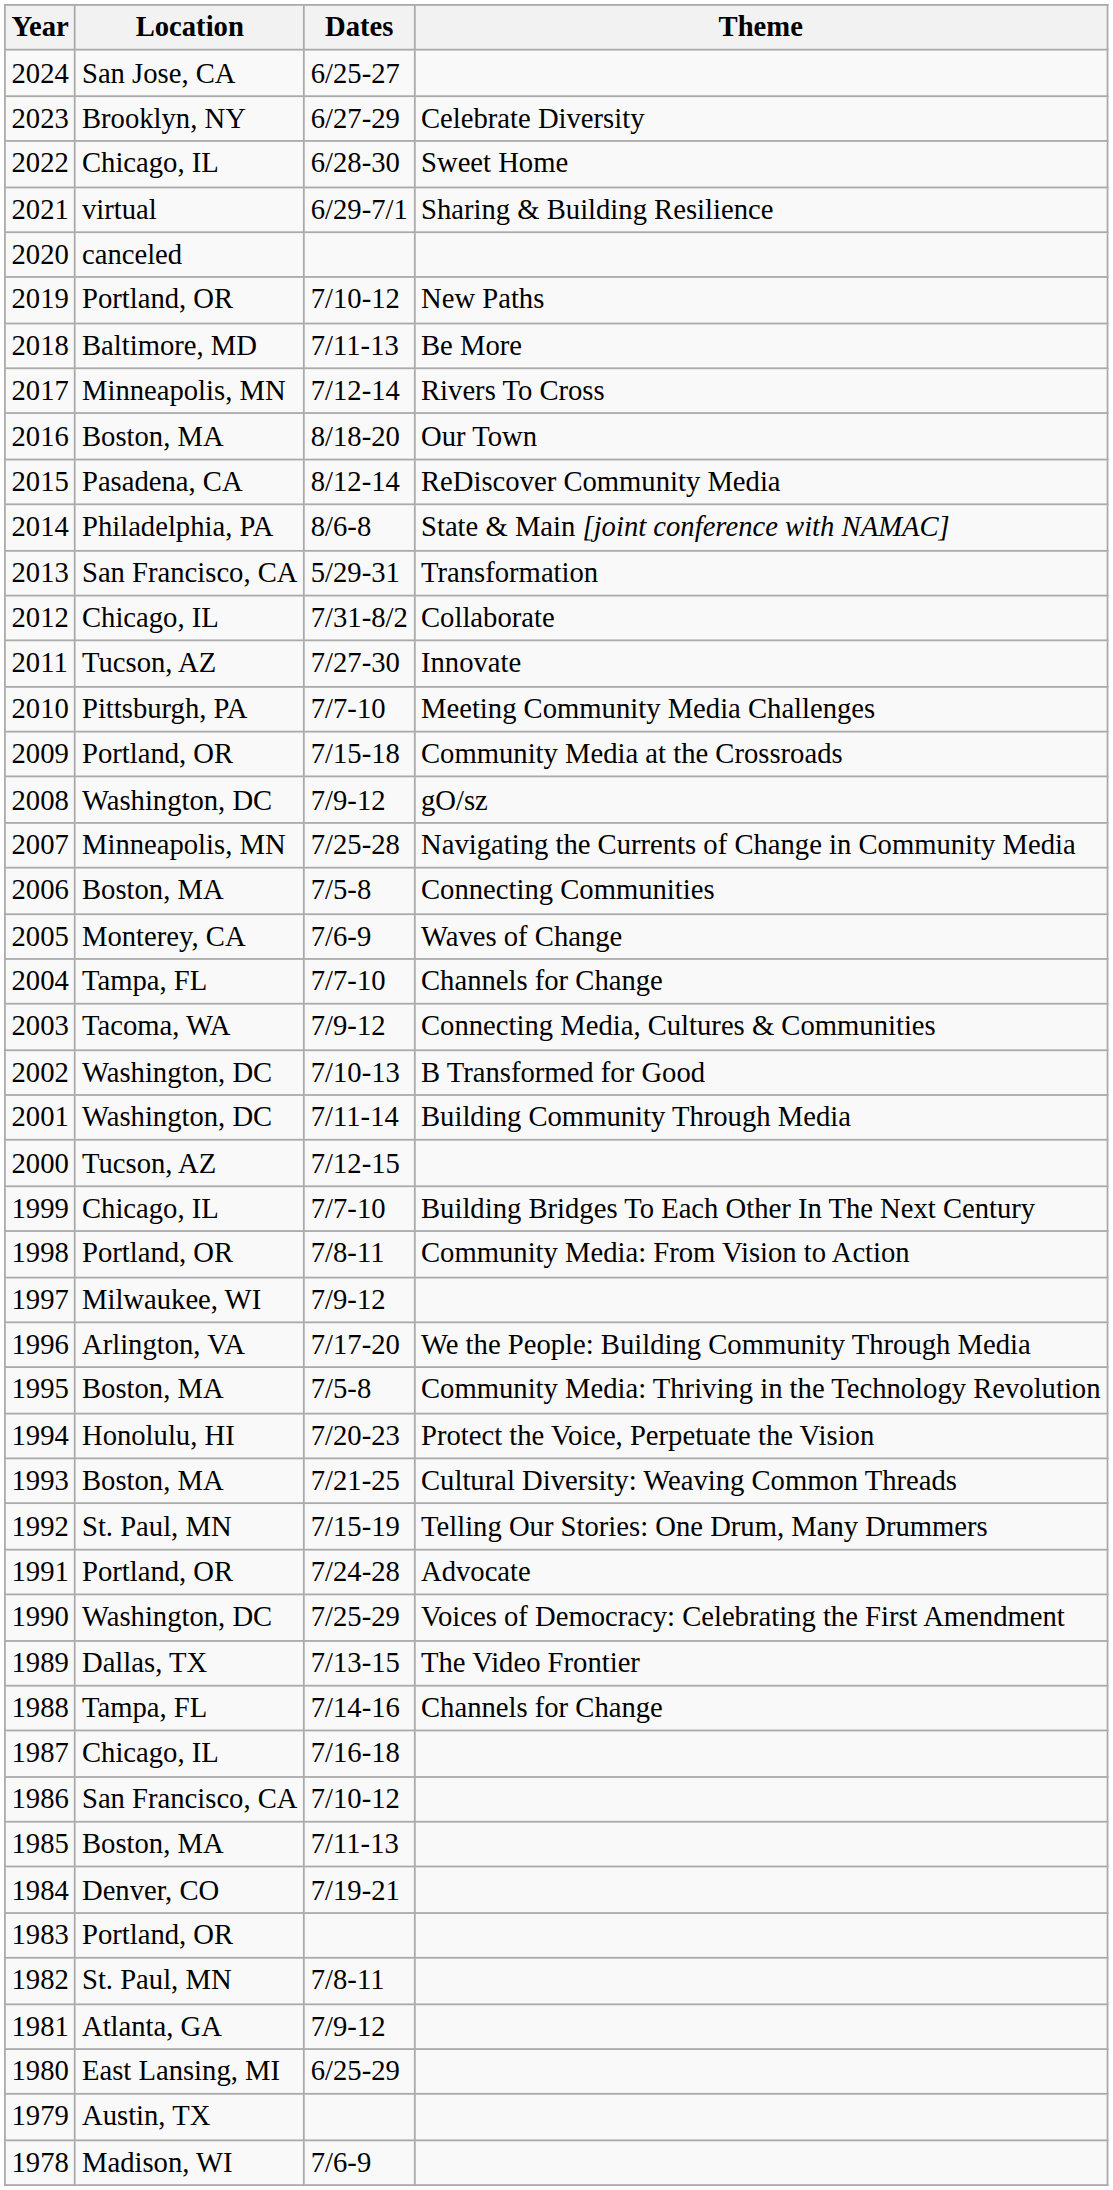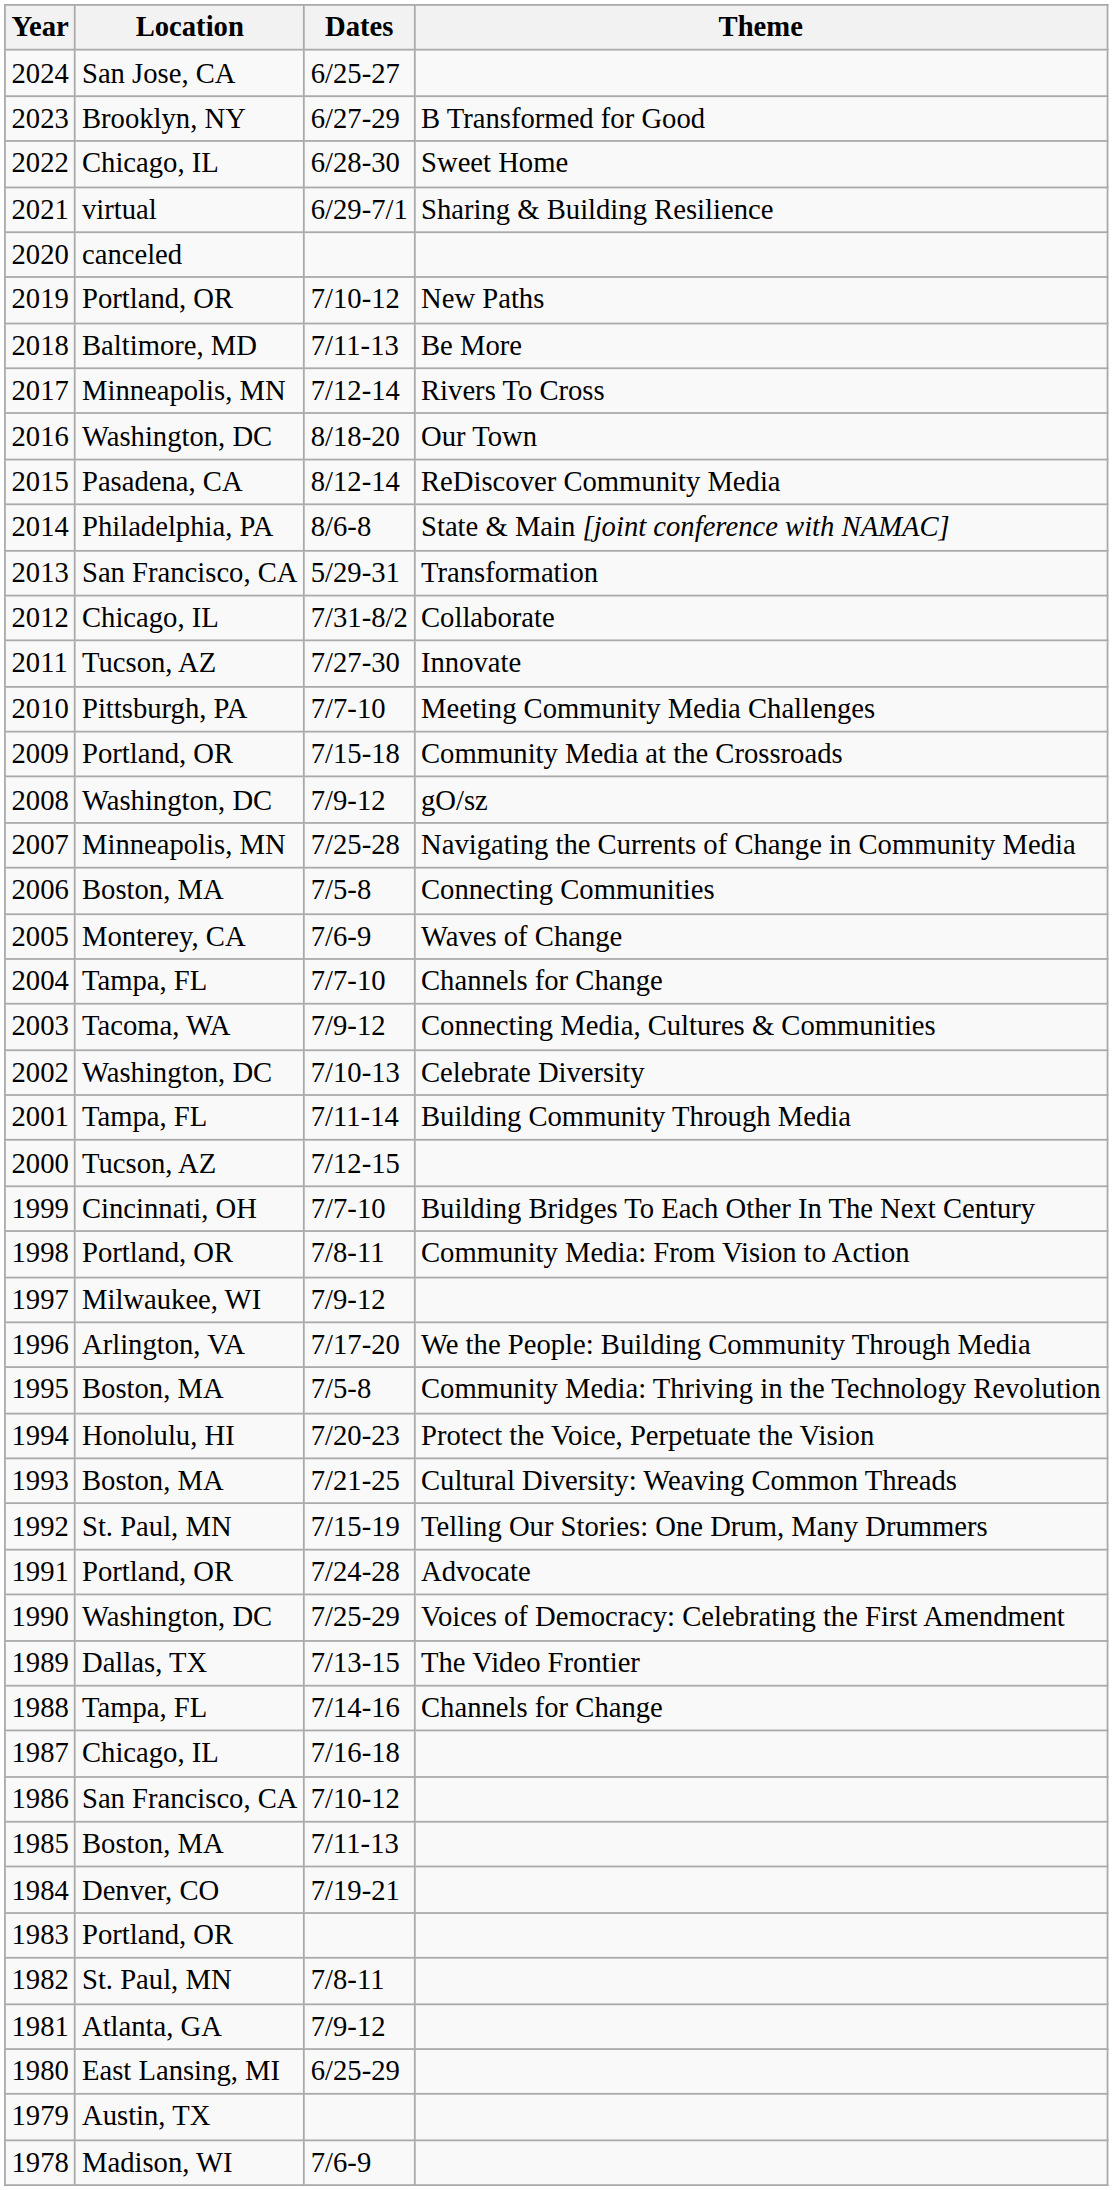(533, 118) Celebrate Diversity -> (563, 118) B Transformed for Good
(153, 436) Boston, MA -> (177, 436) Washington, DC
(563, 1071) B Transformed for Good -> (533, 1071) Celebrate Diversity
(177, 1117) Washington, DC -> (145, 1117) Tampa, FL
(150, 1208) Chicago, IL -> (169, 1208) Cincinnati, OH
